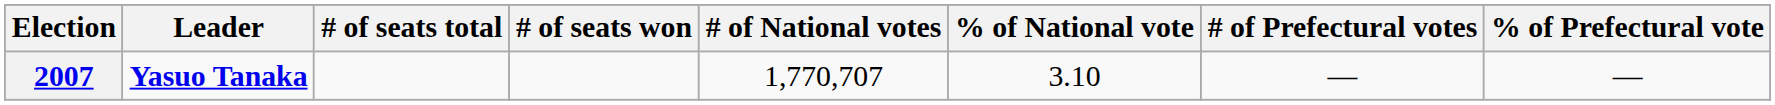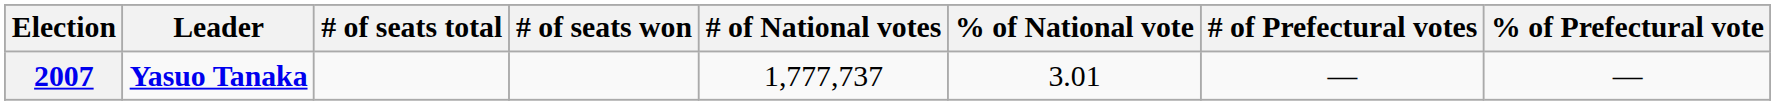(824, 75) 1,770,707 -> (824, 75) 1,777,737
(1075, 75) 3.10 -> (1075, 75) 3.01
